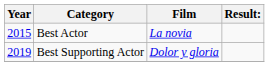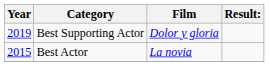rows swapped: (90, 52) <-> (62, 33)
